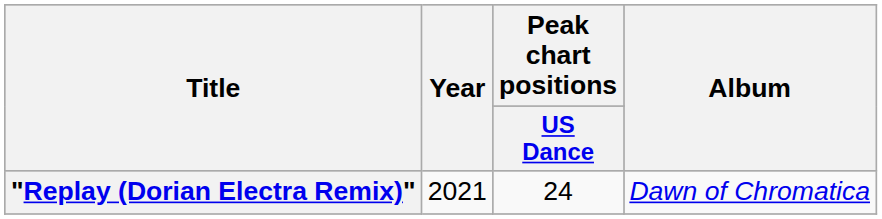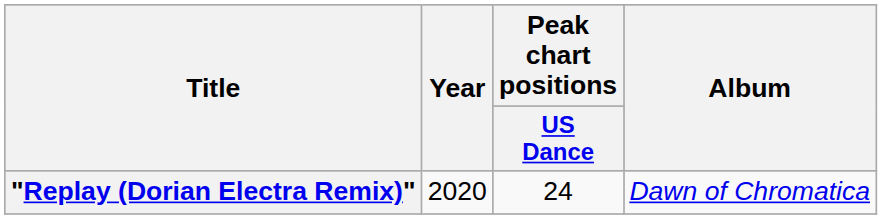(457, 191) 2021 -> (457, 191) 2020
